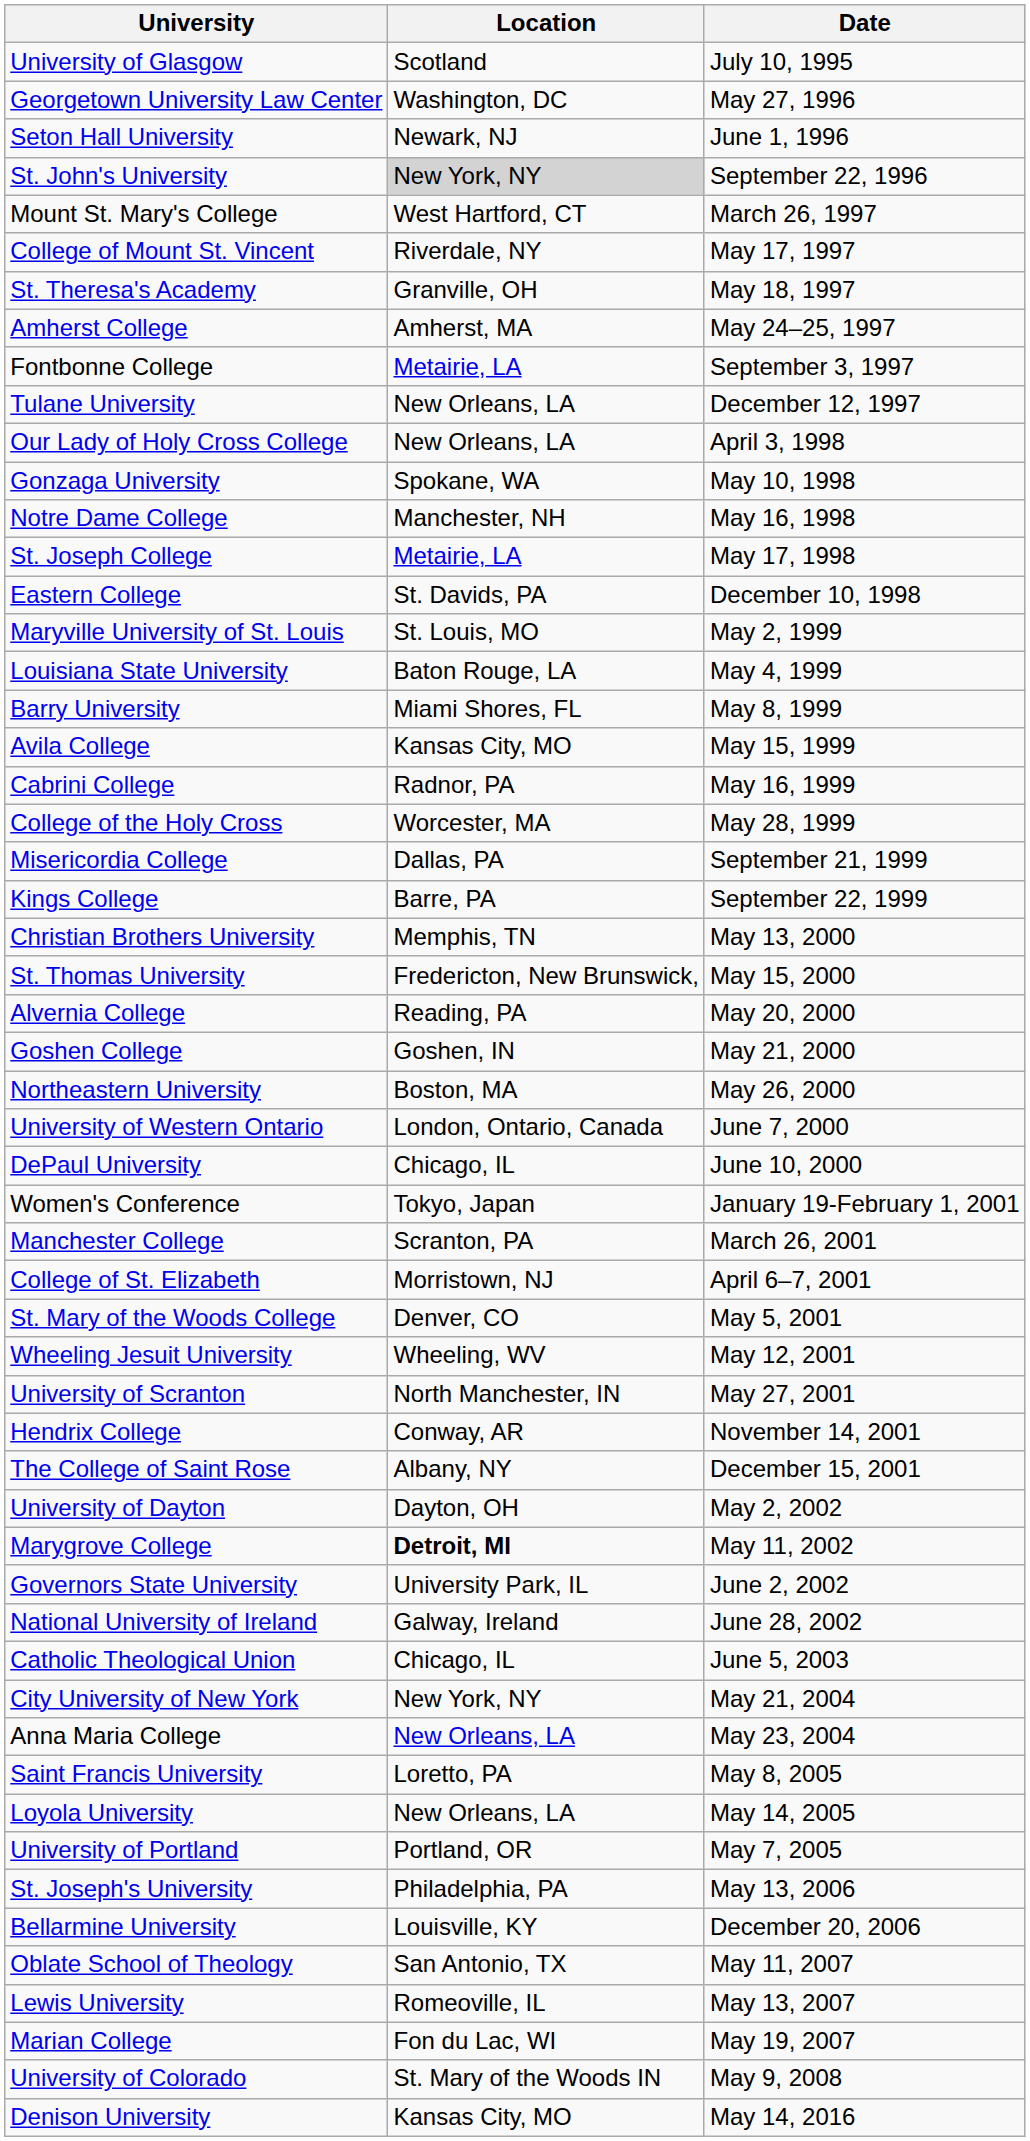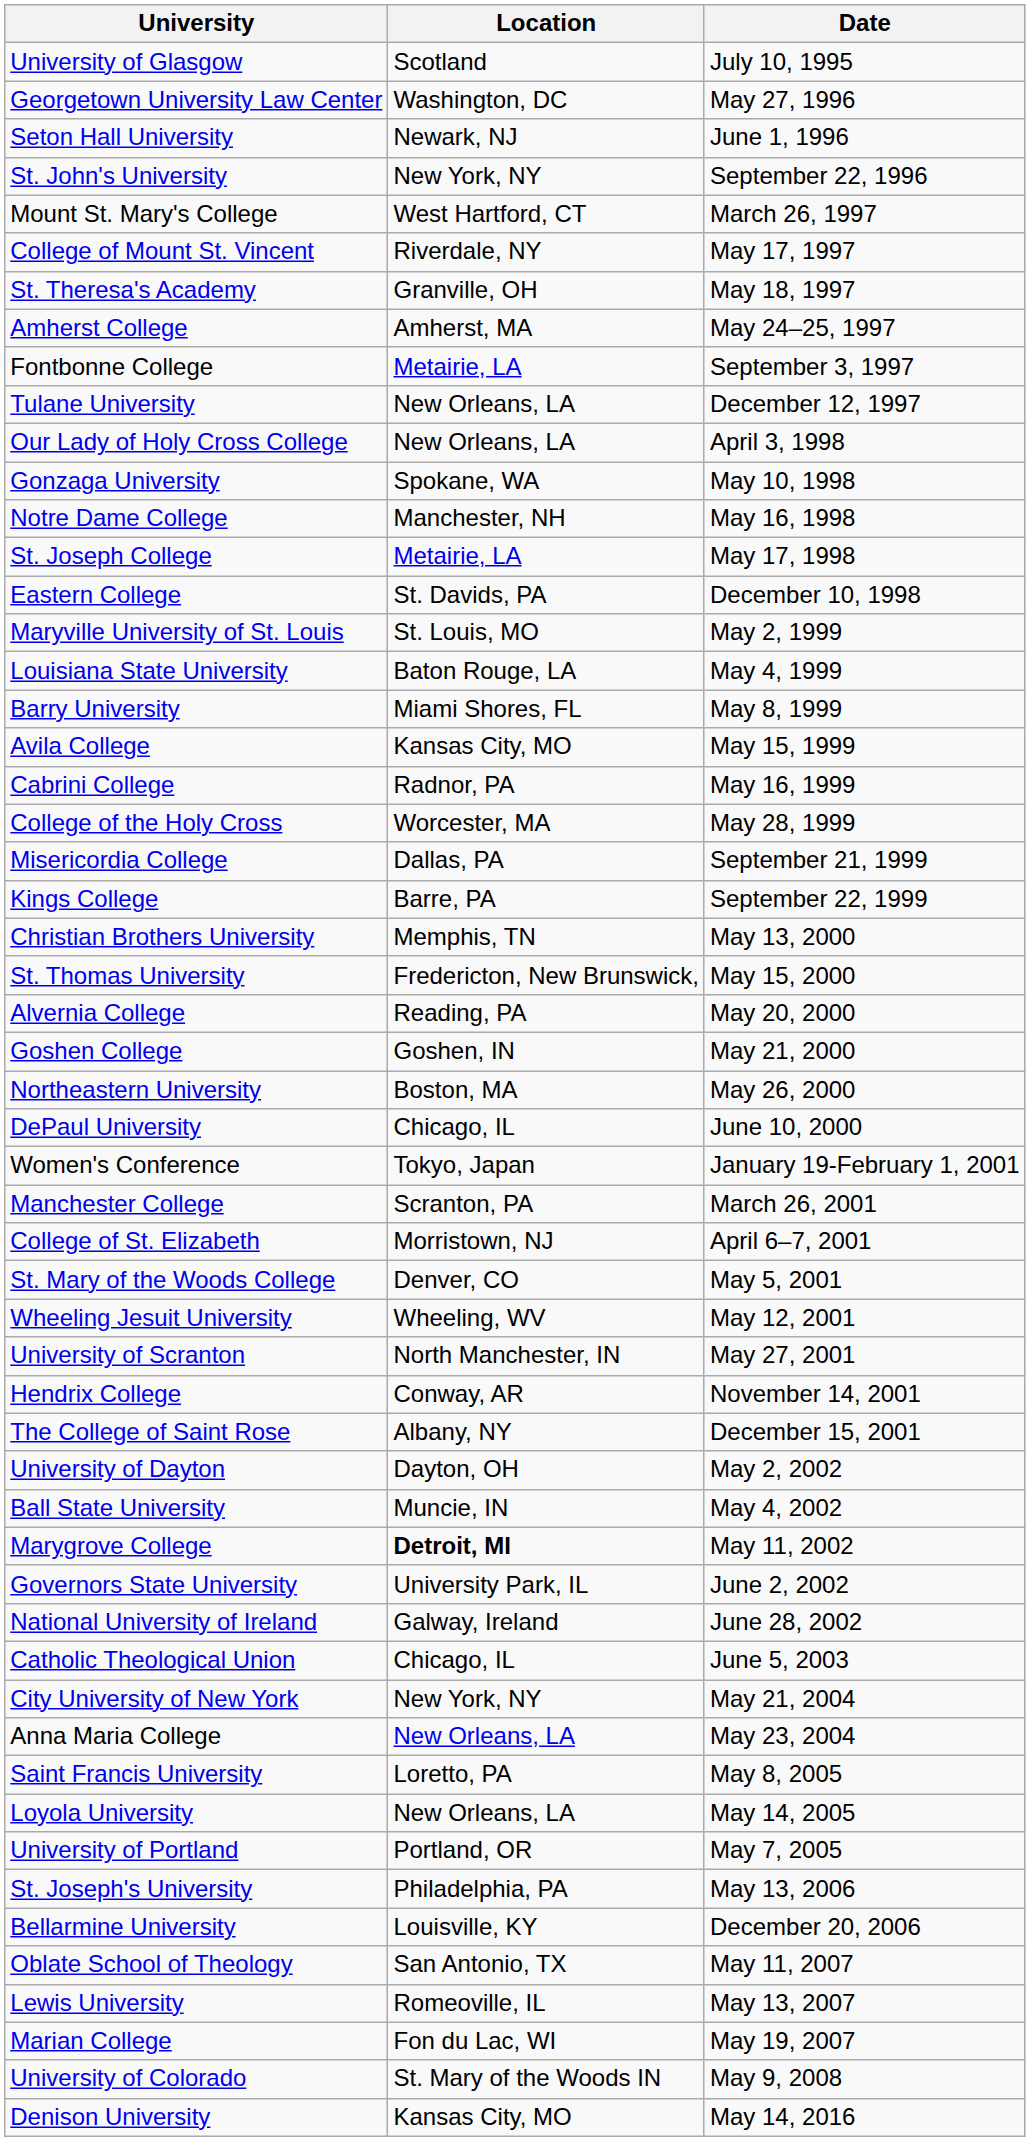(468, 175) lightgrey background -> (468, 175) no background
- row: (167, 1127)
+ row: (118, 1507)
